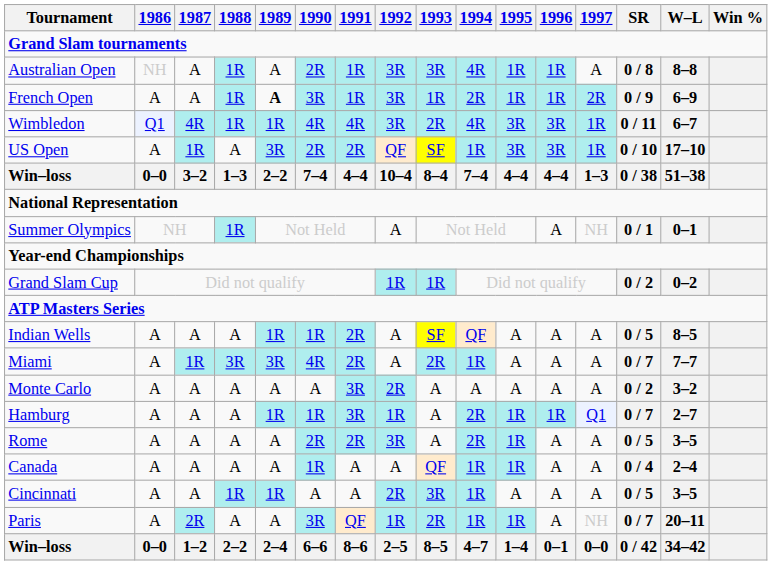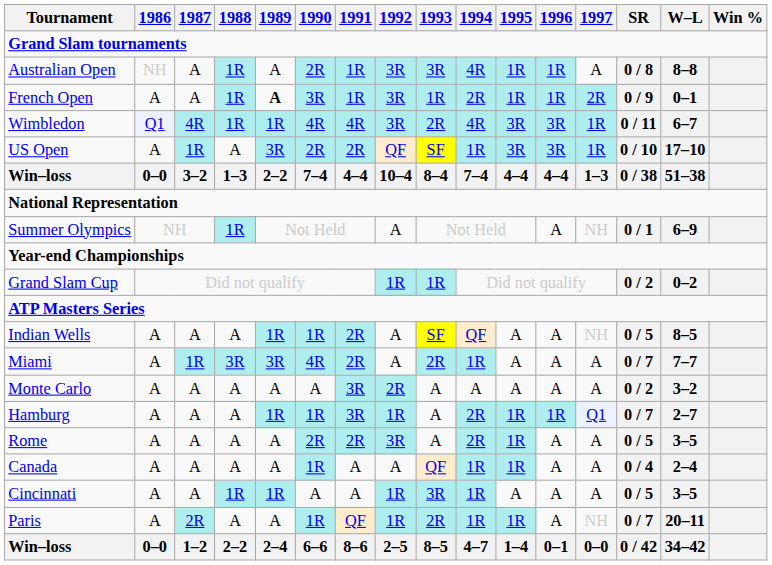(685, 96) 6–9 -> (685, 96) 0–1
(685, 228) 0–1 -> (685, 228) 6–9
(596, 334) A -> (596, 334) NH
(396, 493) 2R -> (396, 493) 1R
(315, 519) 3R -> (315, 519) 1R
